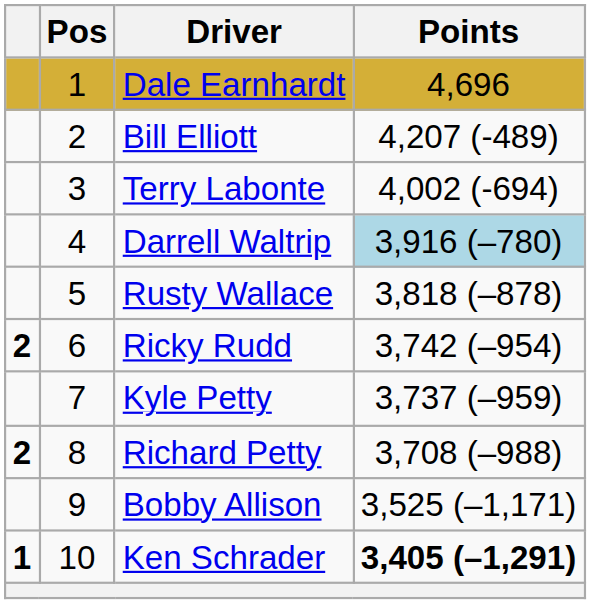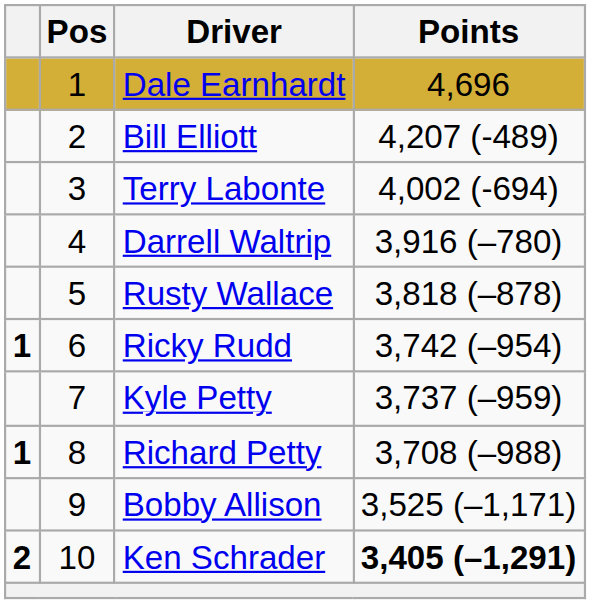(469, 241) lightblue background -> (469, 241) no background
(22, 346) 2 -> (22, 346) 1
(22, 451) 2 -> (22, 451) 1
(22, 556) 1 -> (22, 556) 2
